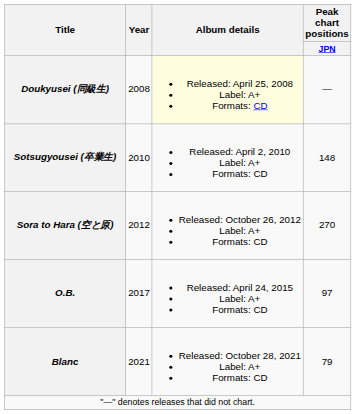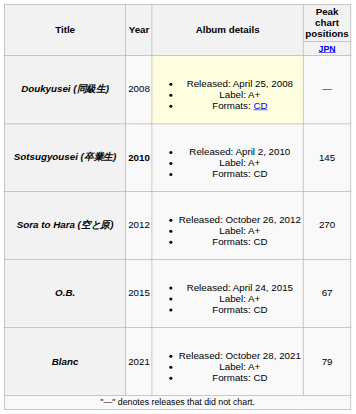(139, 157) normal -> (139, 157) bold
(327, 157) 148 -> (327, 157) 145
(139, 293) 2017 -> (139, 293) 2015
(327, 293) 97 -> (327, 293) 67
